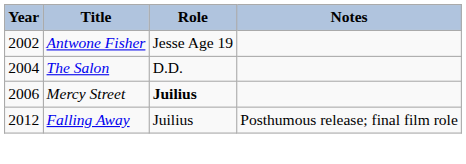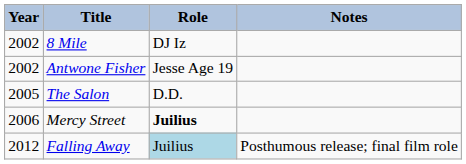+ row: (67, 43)
(24, 69) 2004 -> (24, 94) 2005
(173, 120) no background -> (173, 145) lightblue background
